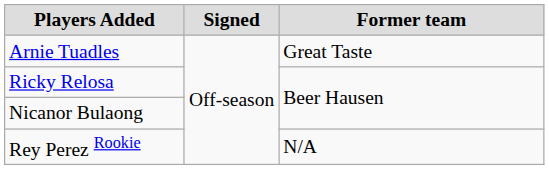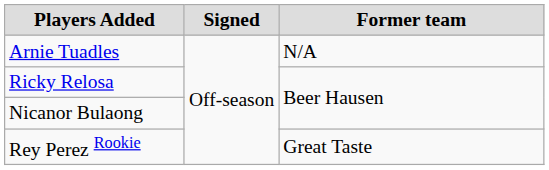(328, 50) Great Taste -> (300, 50) N/A
(300, 146) N/A -> (328, 146) Great Taste
